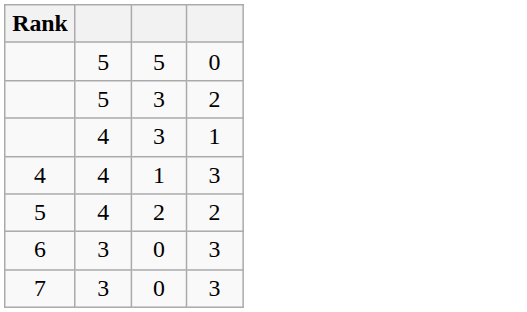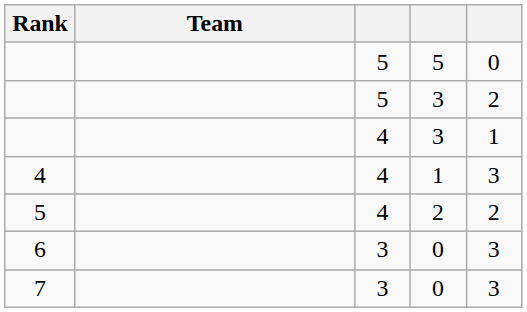+ column: (215, 23)
